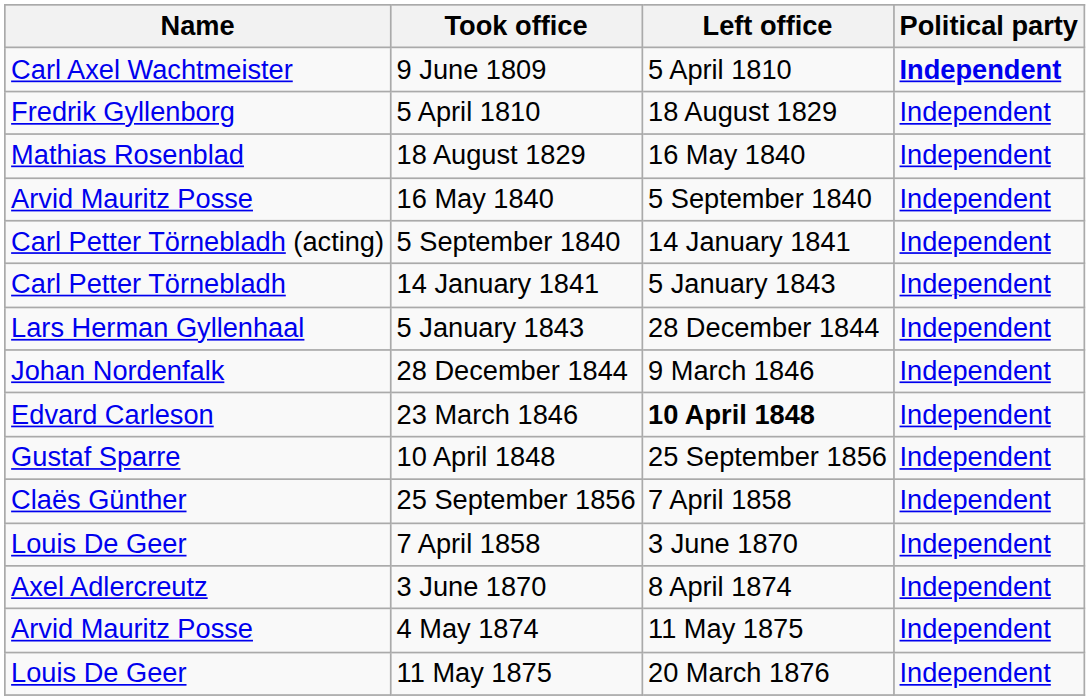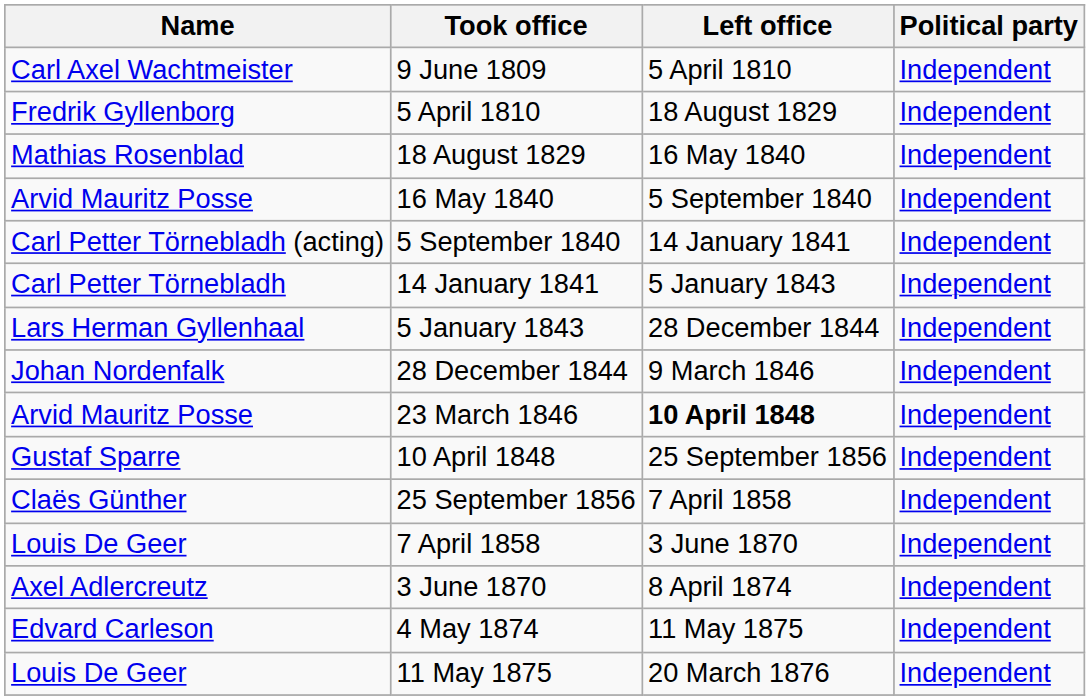(980, 69) bold -> (975, 69) normal
(112, 414) Edvard Carleson -> (132, 414) Arvid Mauritz Posse
(132, 629) Arvid Mauritz Posse -> (112, 629) Edvard Carleson
